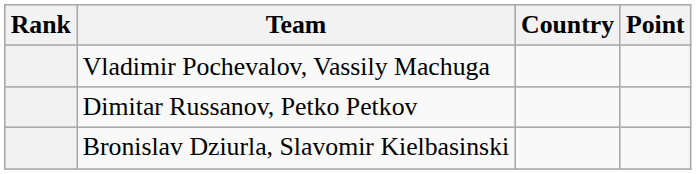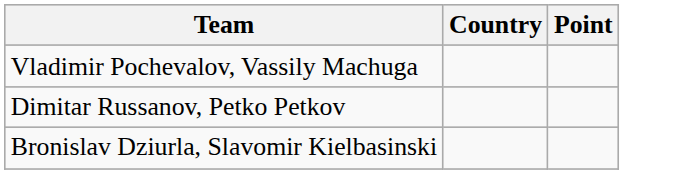- column: (41, 24)
